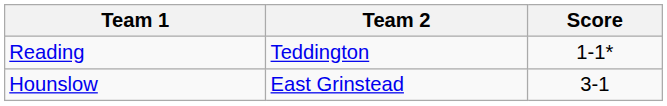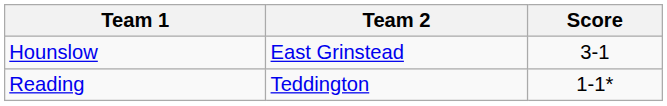rows swapped: (47, 52) <-> (54, 84)
